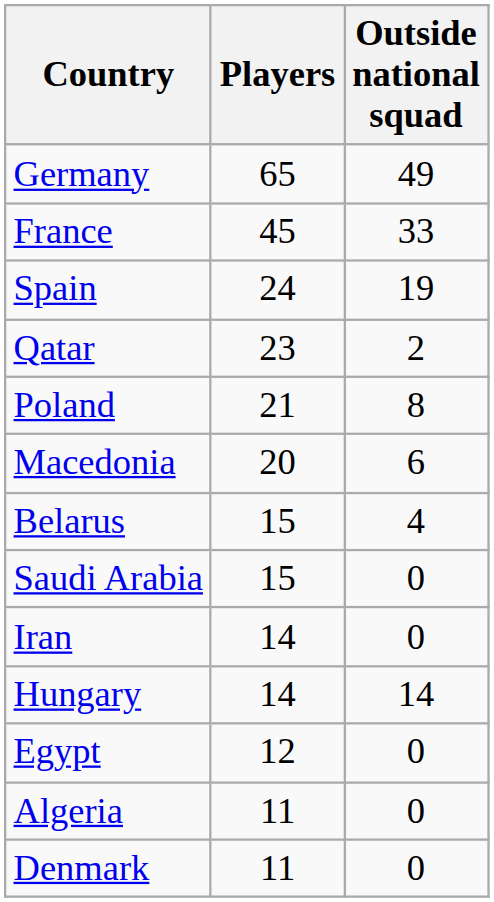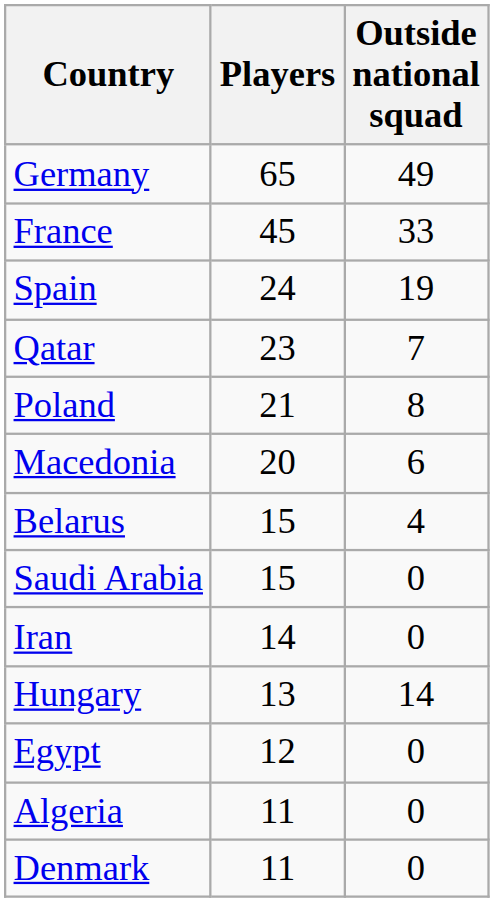(416, 346) 2 -> (416, 346) 7
(278, 694) 14 -> (278, 694) 13
